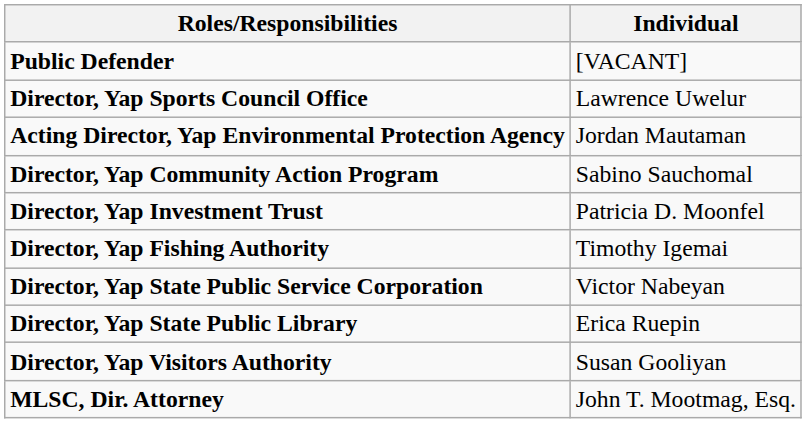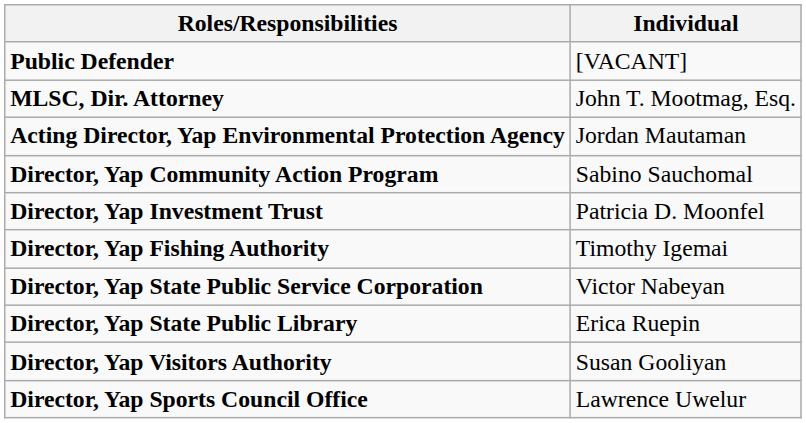rows swapped: (117, 398) <-> (189, 98)
